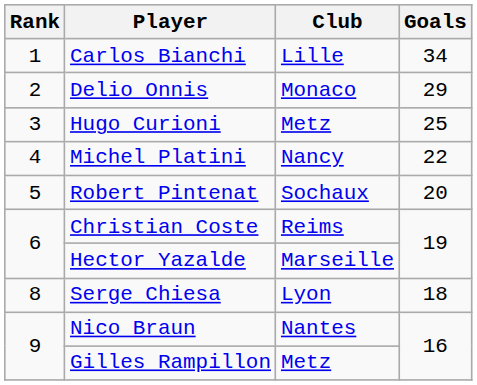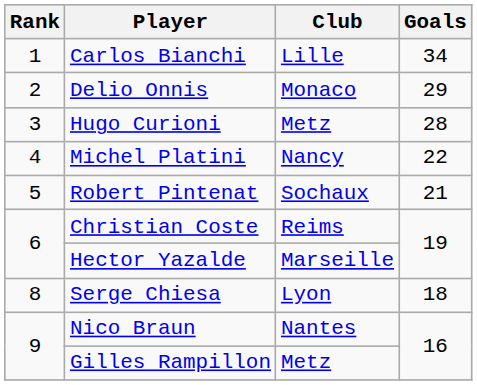(435, 124) 25 -> (435, 124) 28
(435, 192) 20 -> (435, 192) 21
